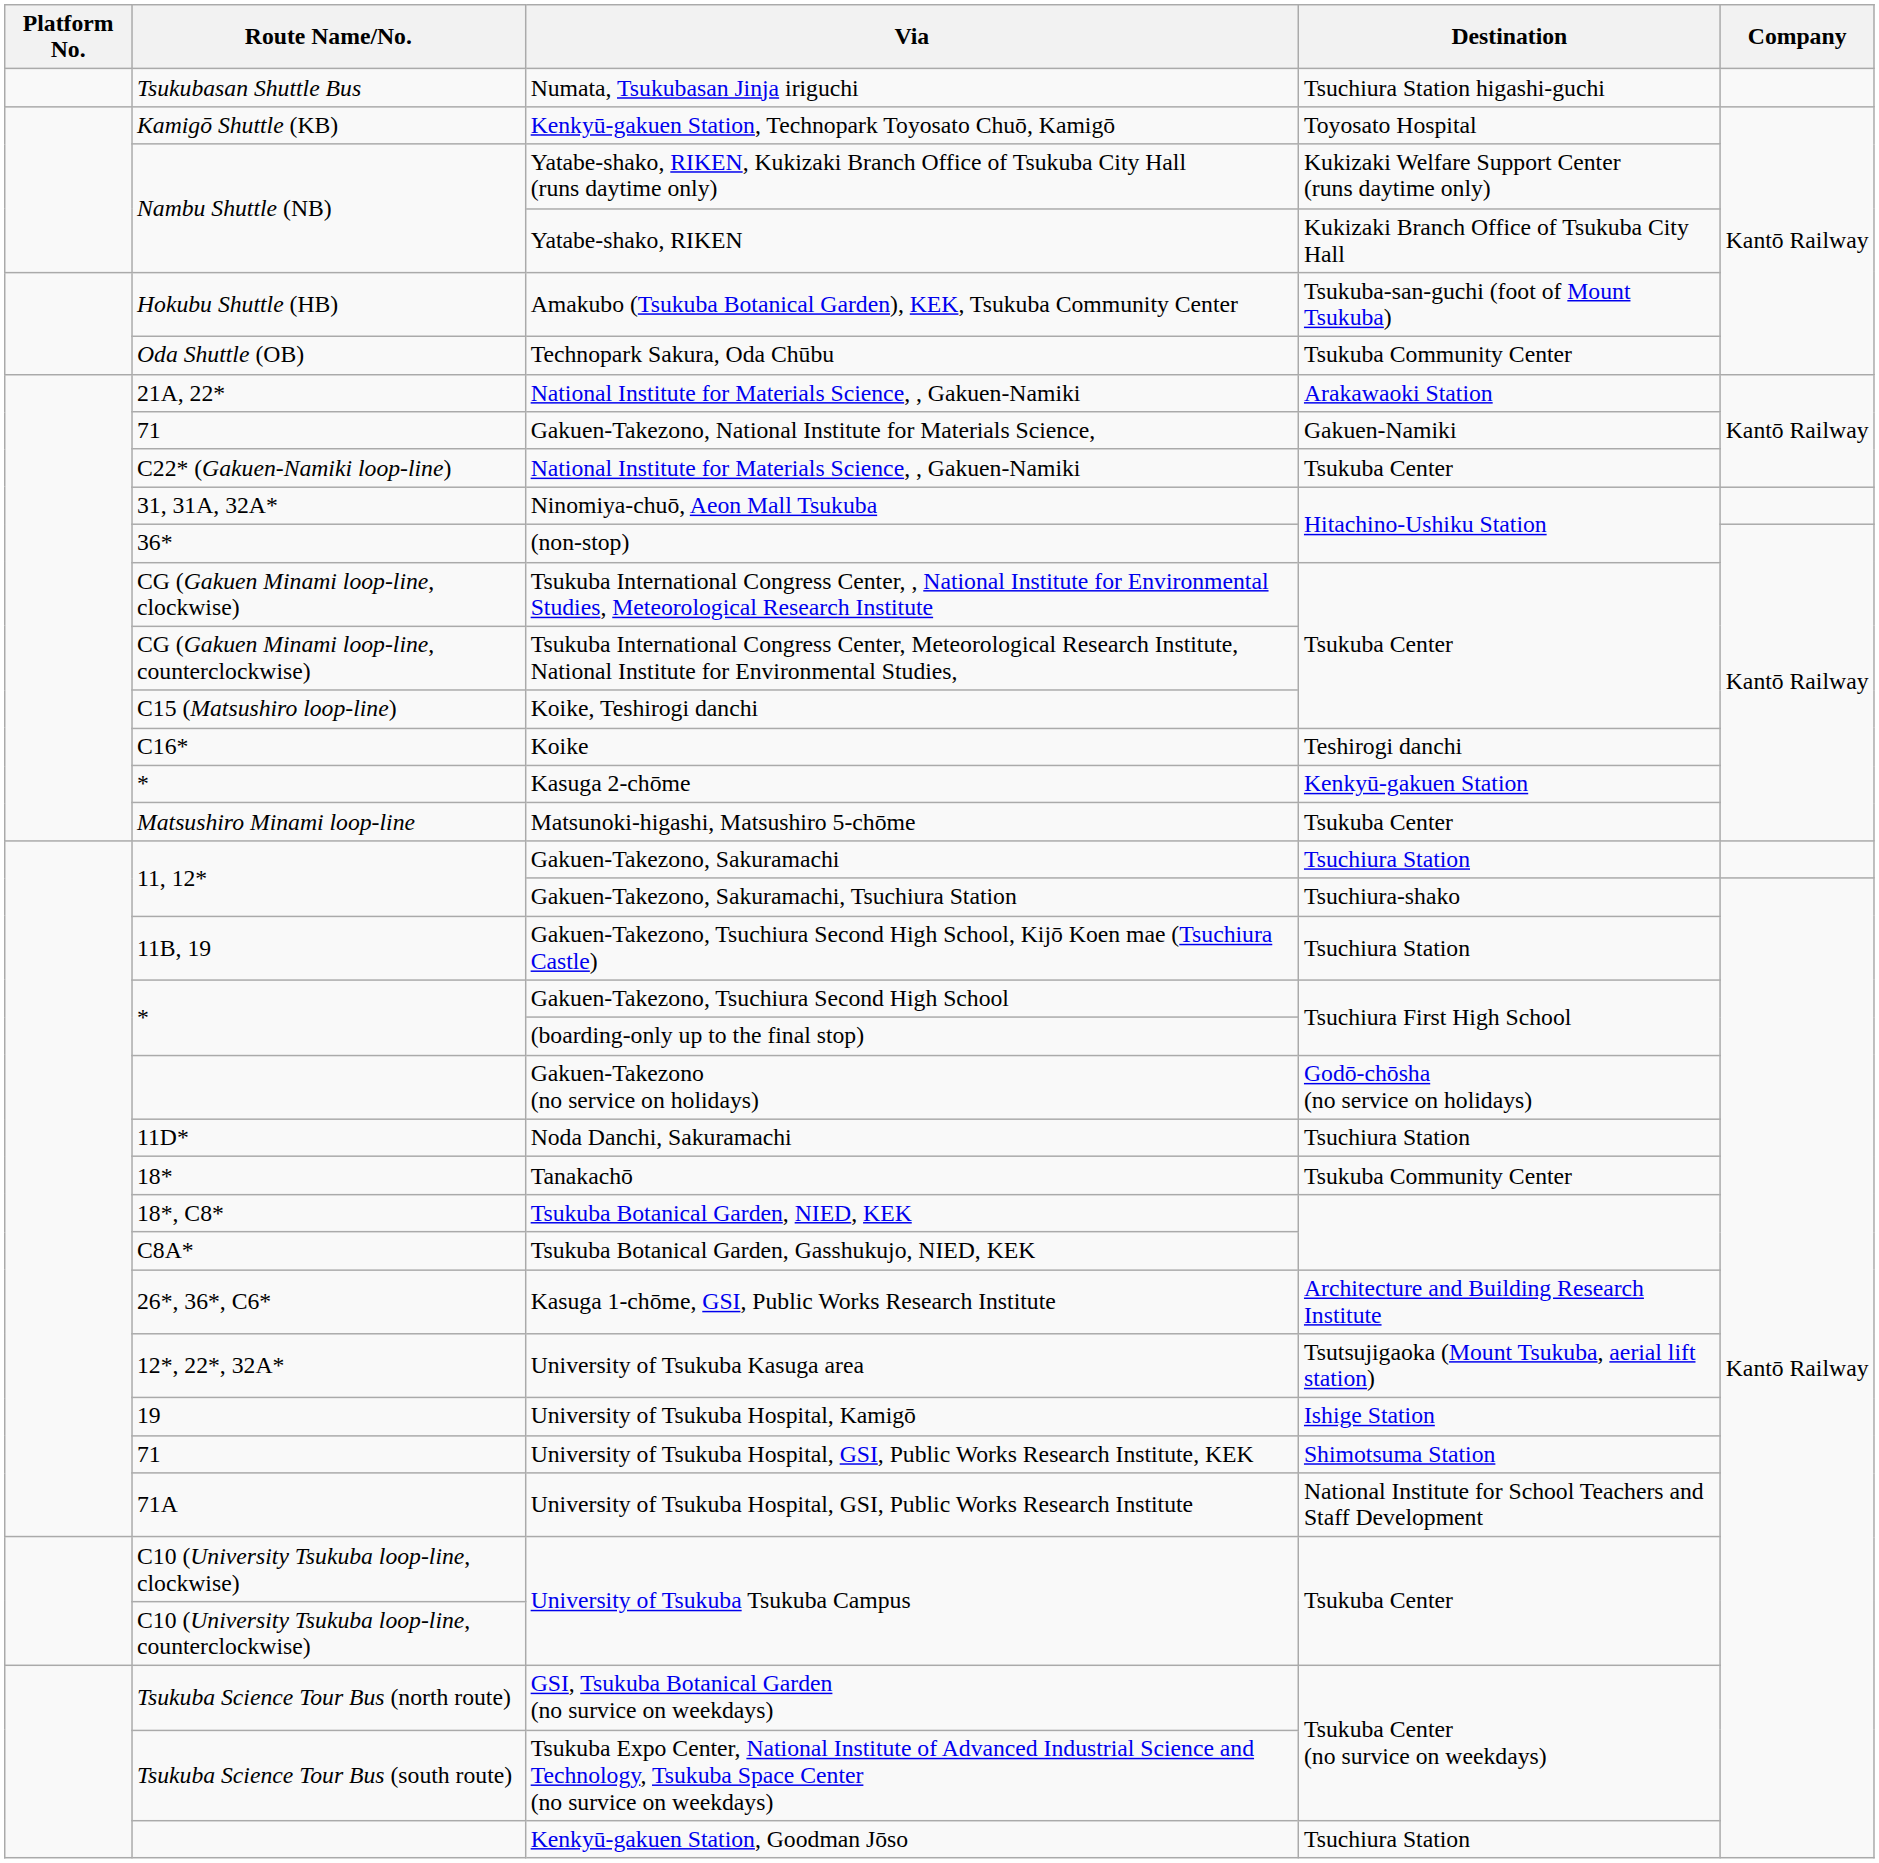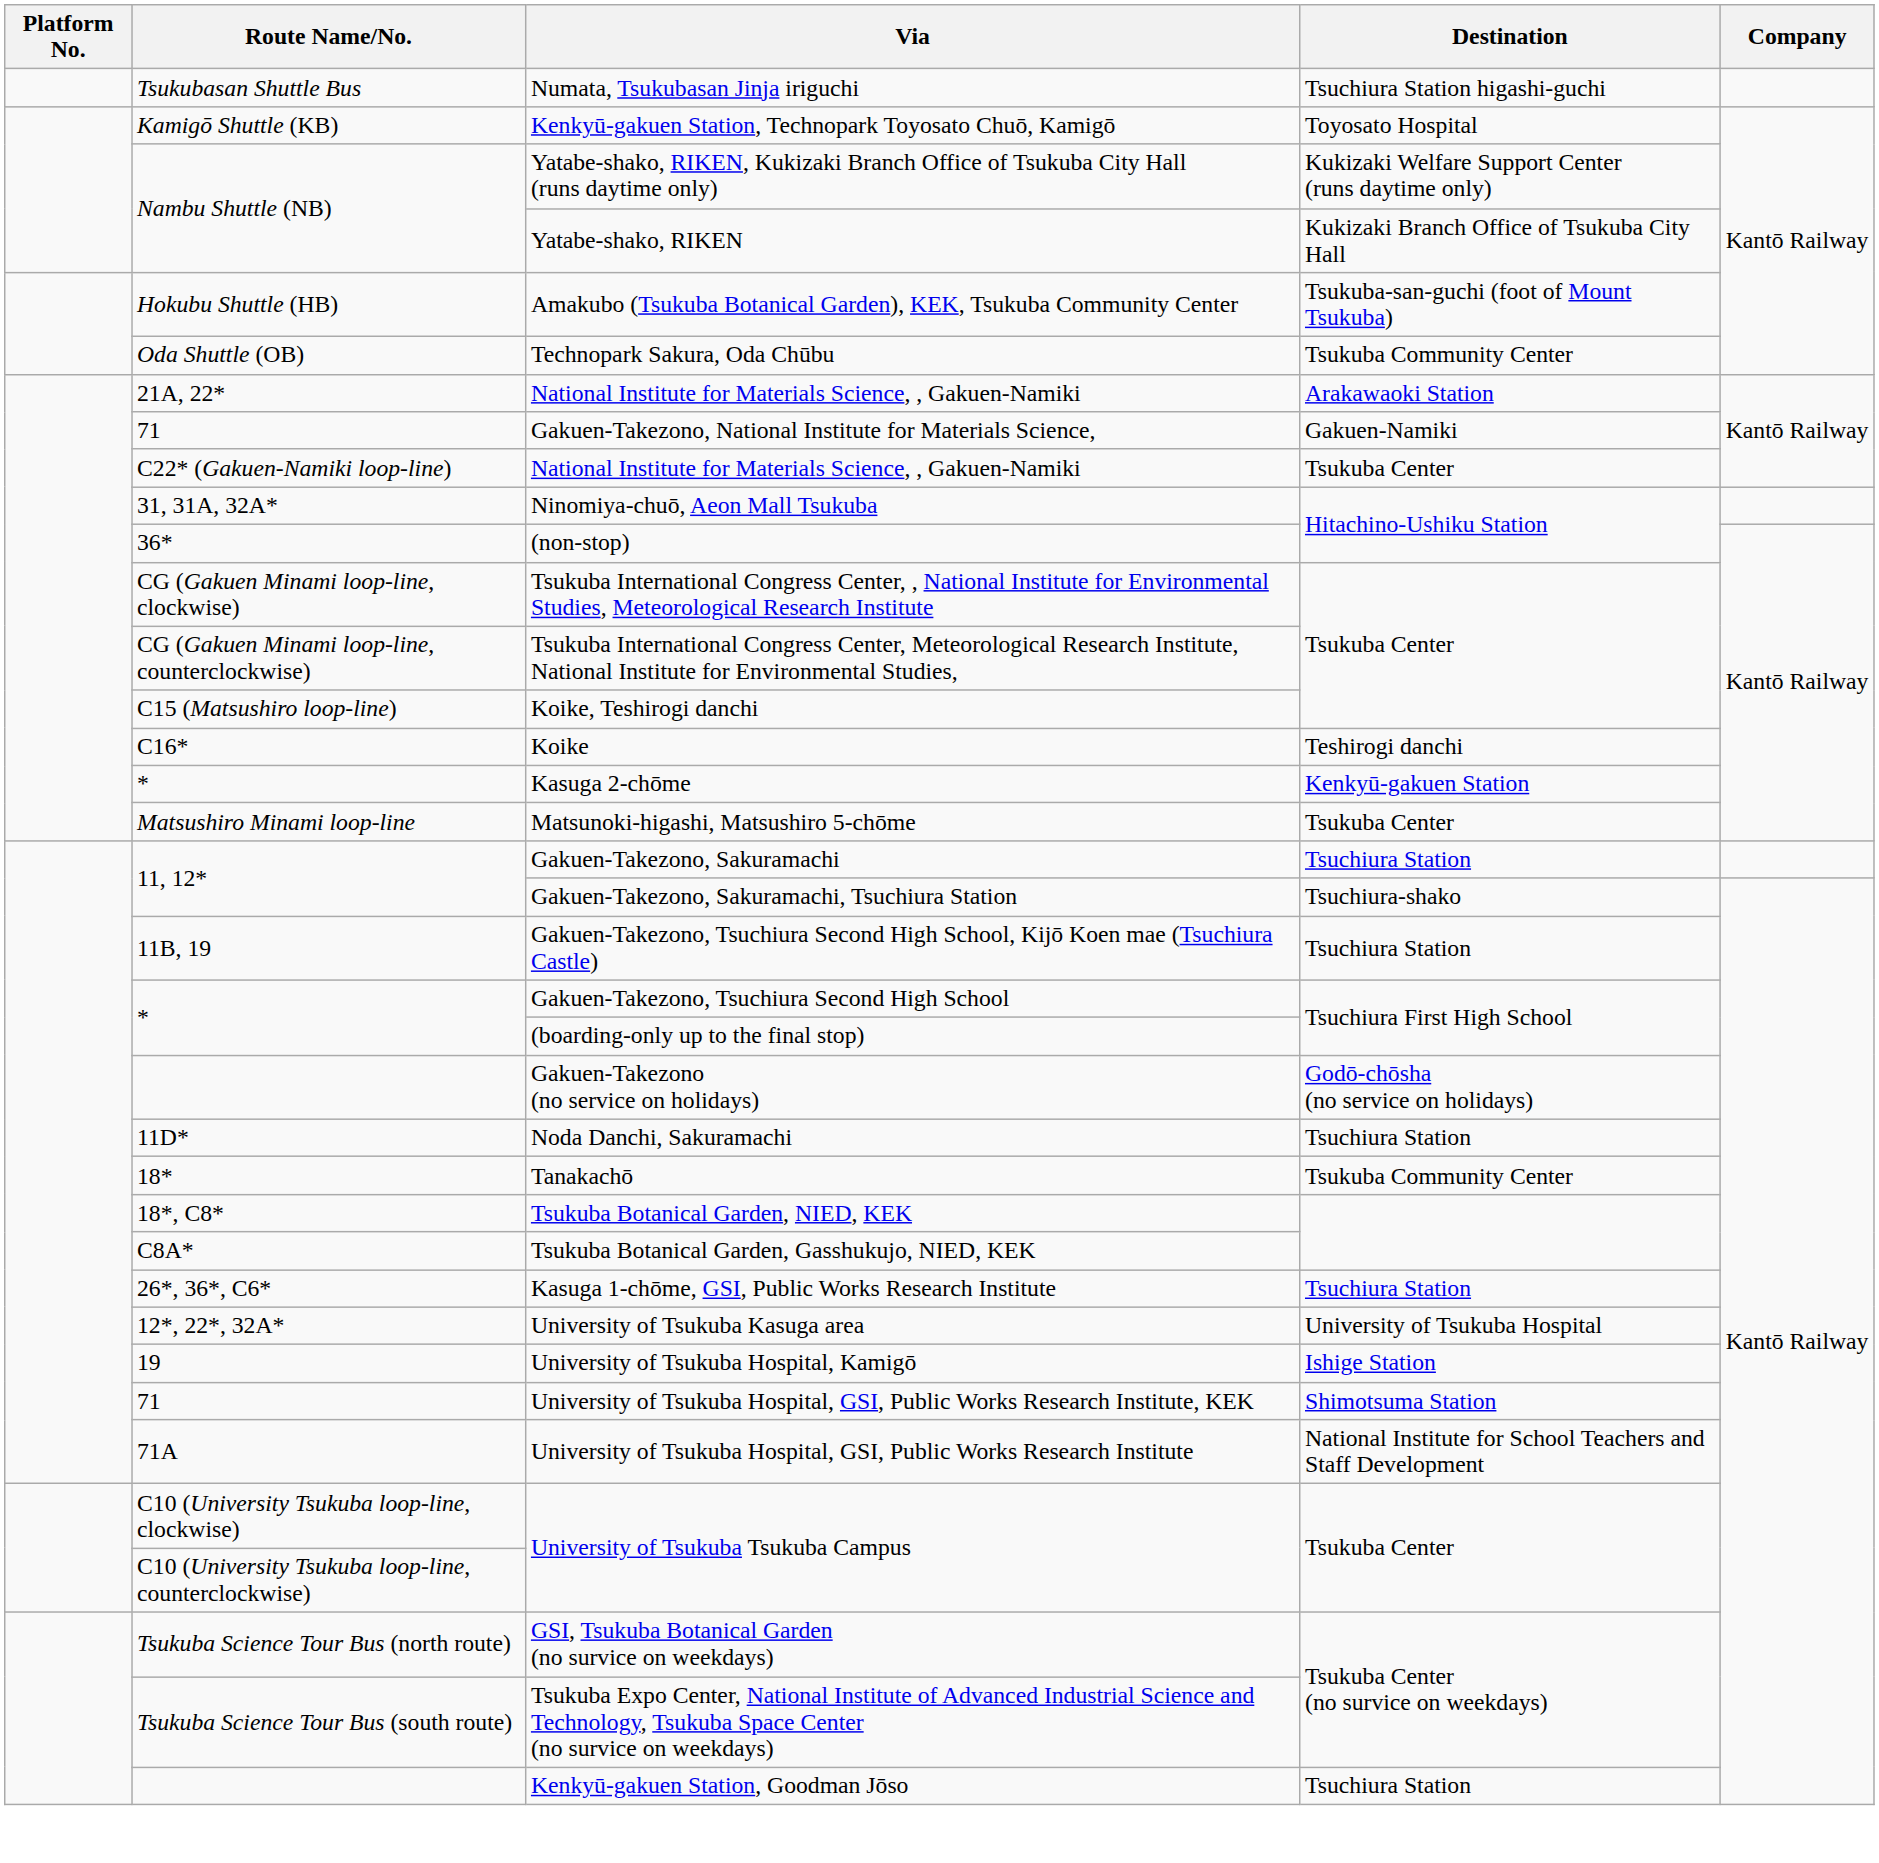(1474, 1301) Architecture and Building Research Institute -> (1388, 1287) Tsuchiura Station
(1500, 1365) Tsutsujigaoka (Mount Tsukuba, aerial lift station) -> (1454, 1325) University of Tsukuba Hospital
